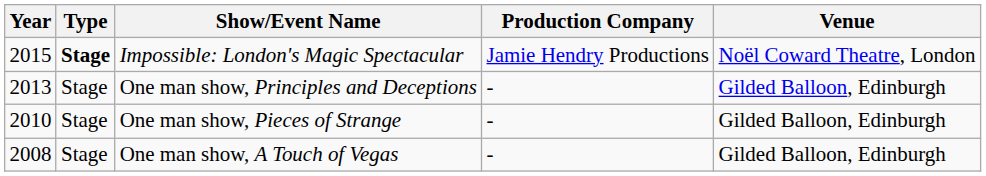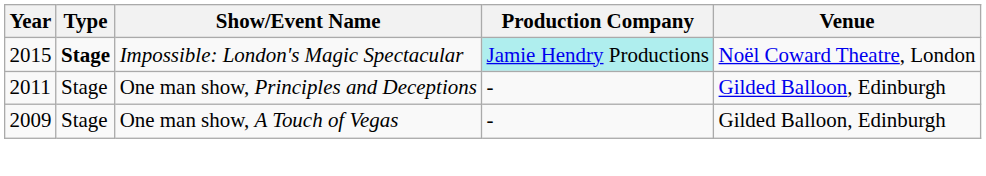(598, 54) no background -> (598, 54) paleturquoise background
(30, 87) 2013 -> (30, 87) 2011
- row: (260, 120)
(30, 154) 2008 -> (30, 120) 2009
